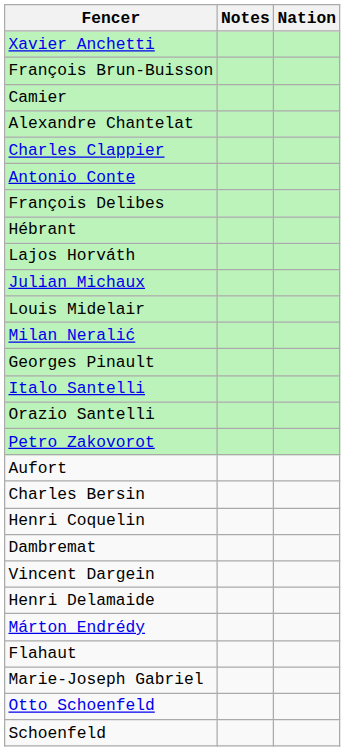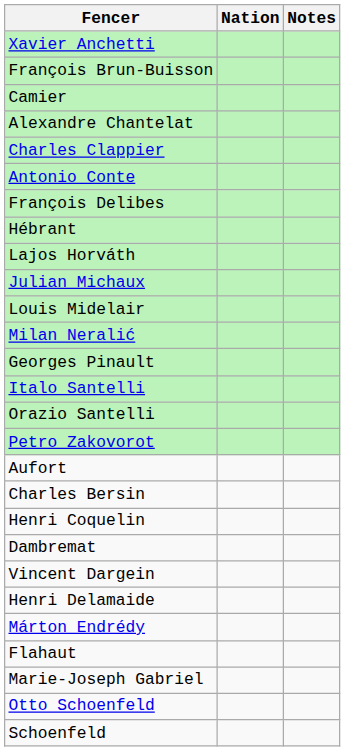columns swapped: (307, 18) <-> (245, 18)
